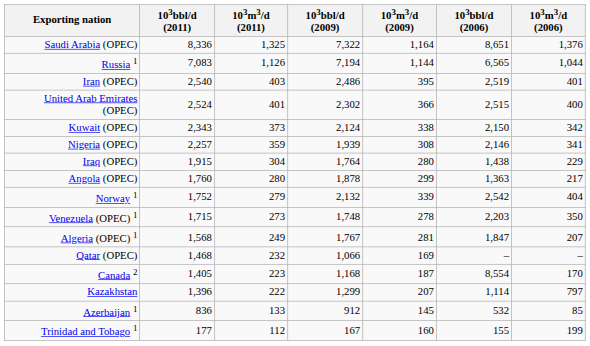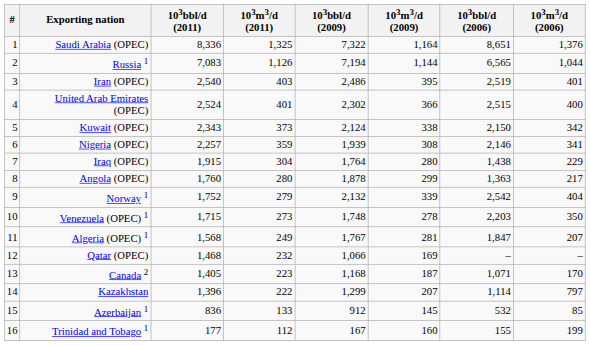+ column: (12, 20)
(497, 274) 8,554 -> (499, 274) 1,071
